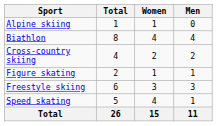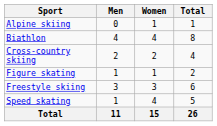columns swapped: (193, 11) <-> (116, 11)
